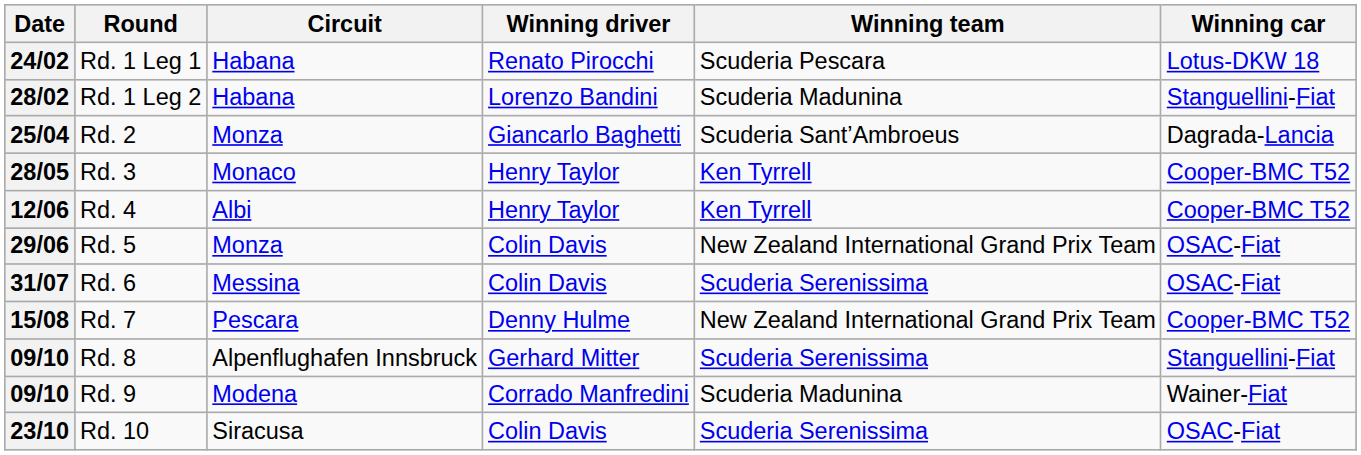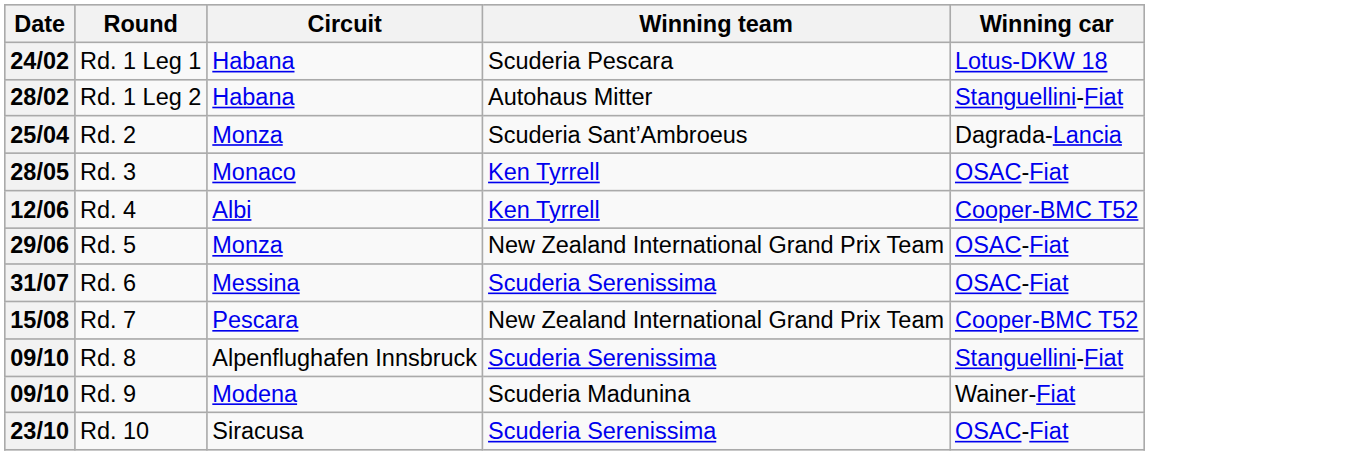- column: (588, 24)
(801, 98) Scuderia Madunina -> (570, 98) Autohaus Mitter
(1258, 172) Cooper-BMC T52 -> (1012, 172) OSAC-Fiat
